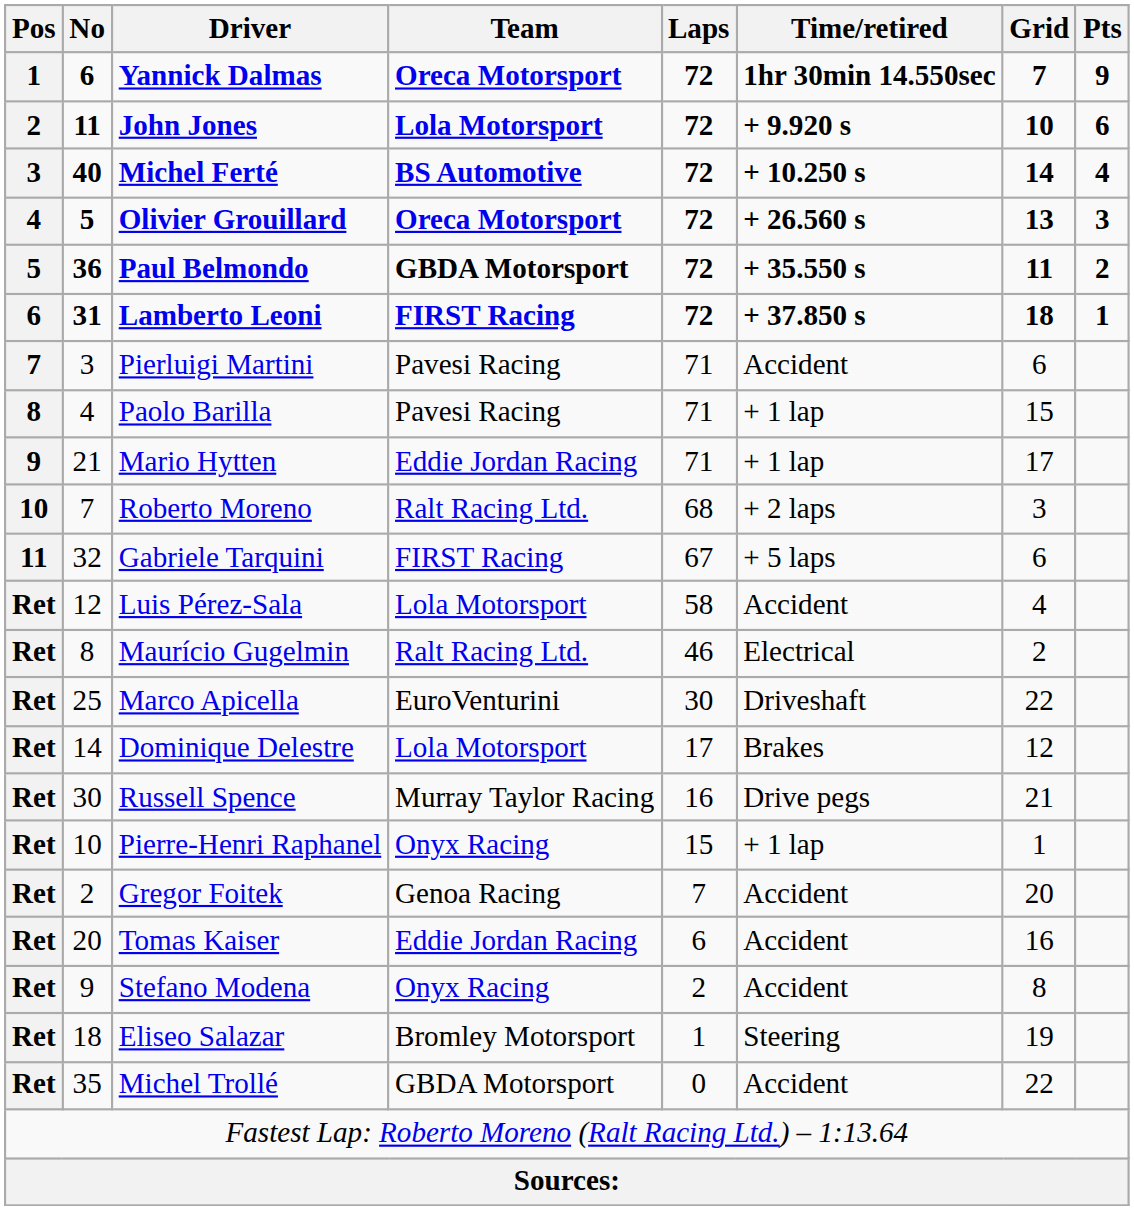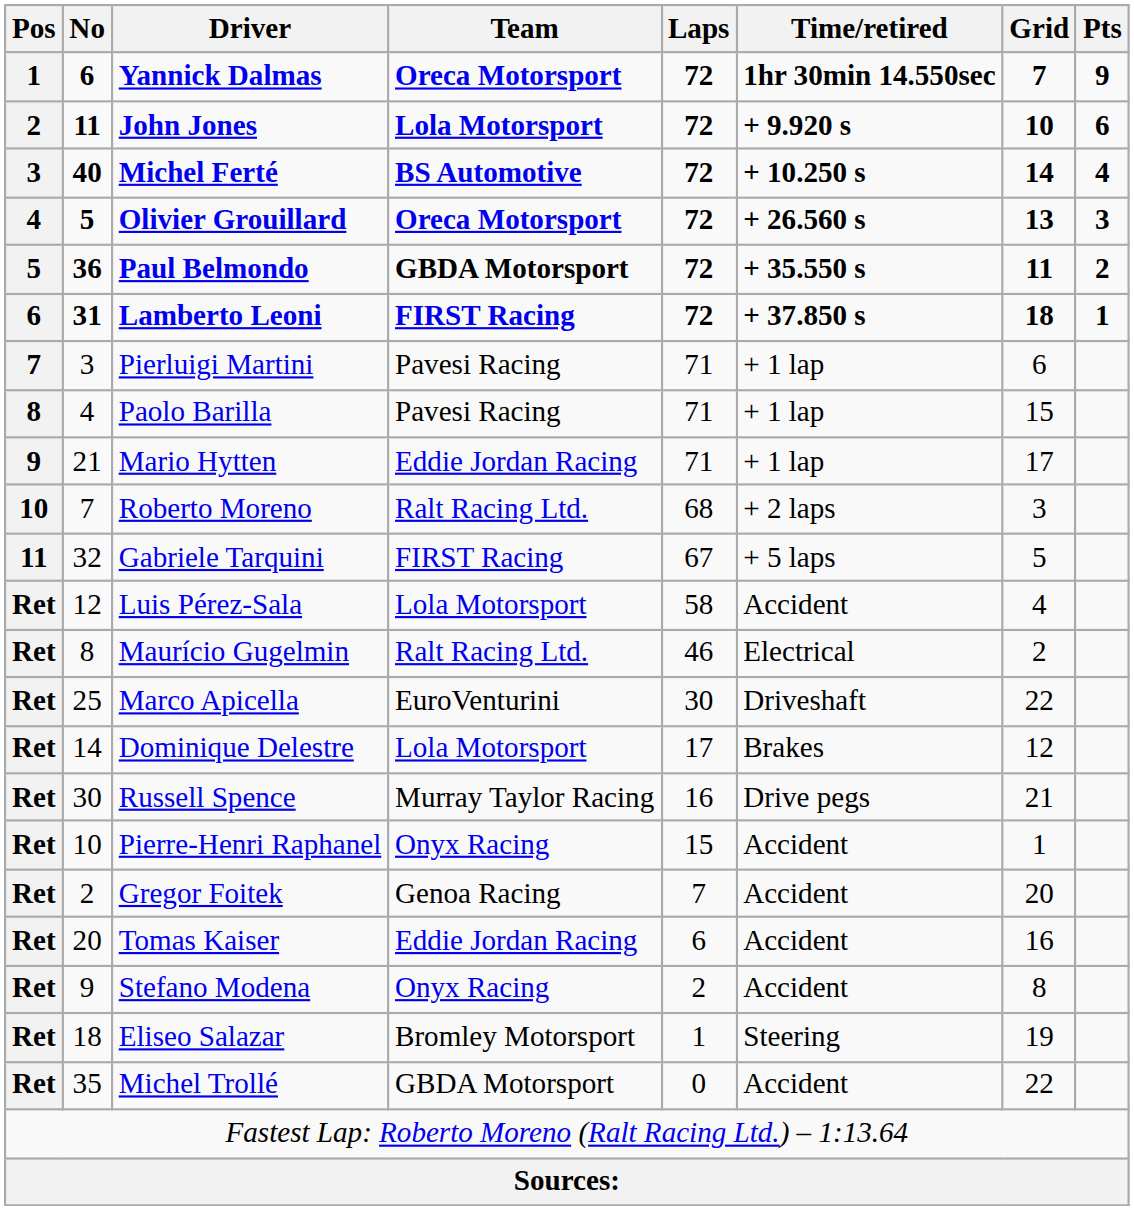(796, 364) Accident -> (784, 364) + 1 lap
(1039, 556) 6 -> (1039, 556) 5
(784, 844) + 1 lap -> (796, 844) Accident
